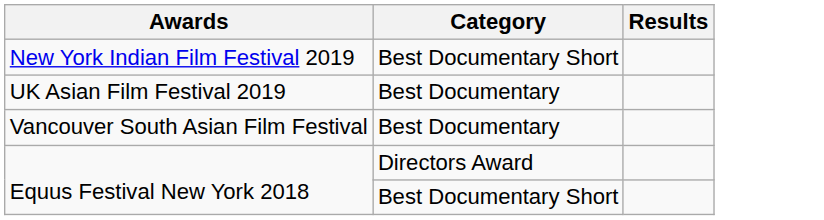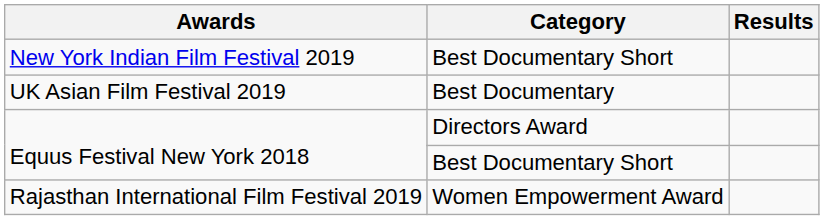- row: (189, 127)
+ row: (216, 197)
